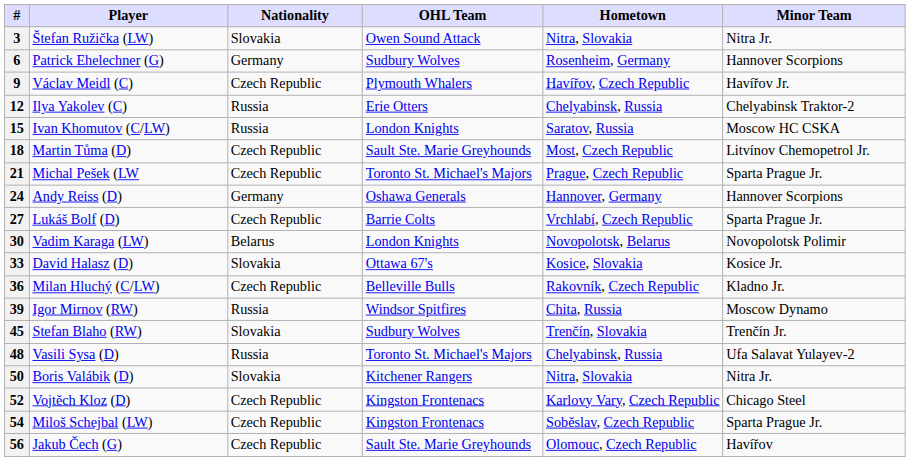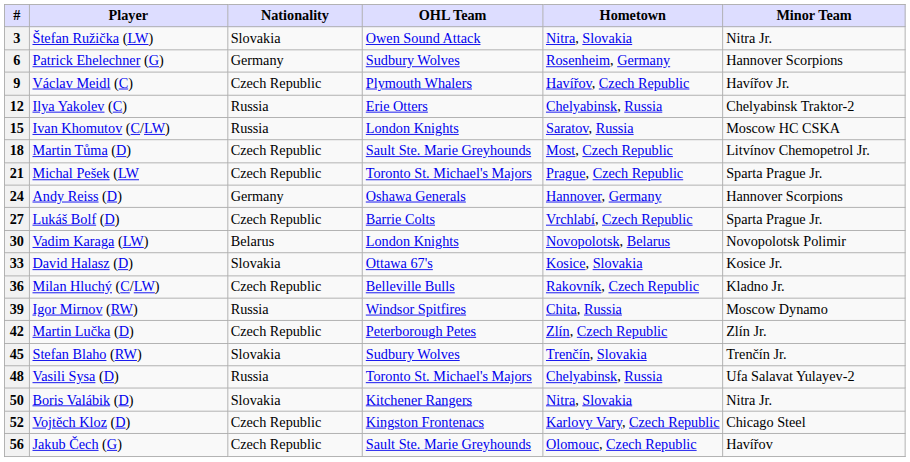+ row: (17, 331)
- row: (17, 422)
